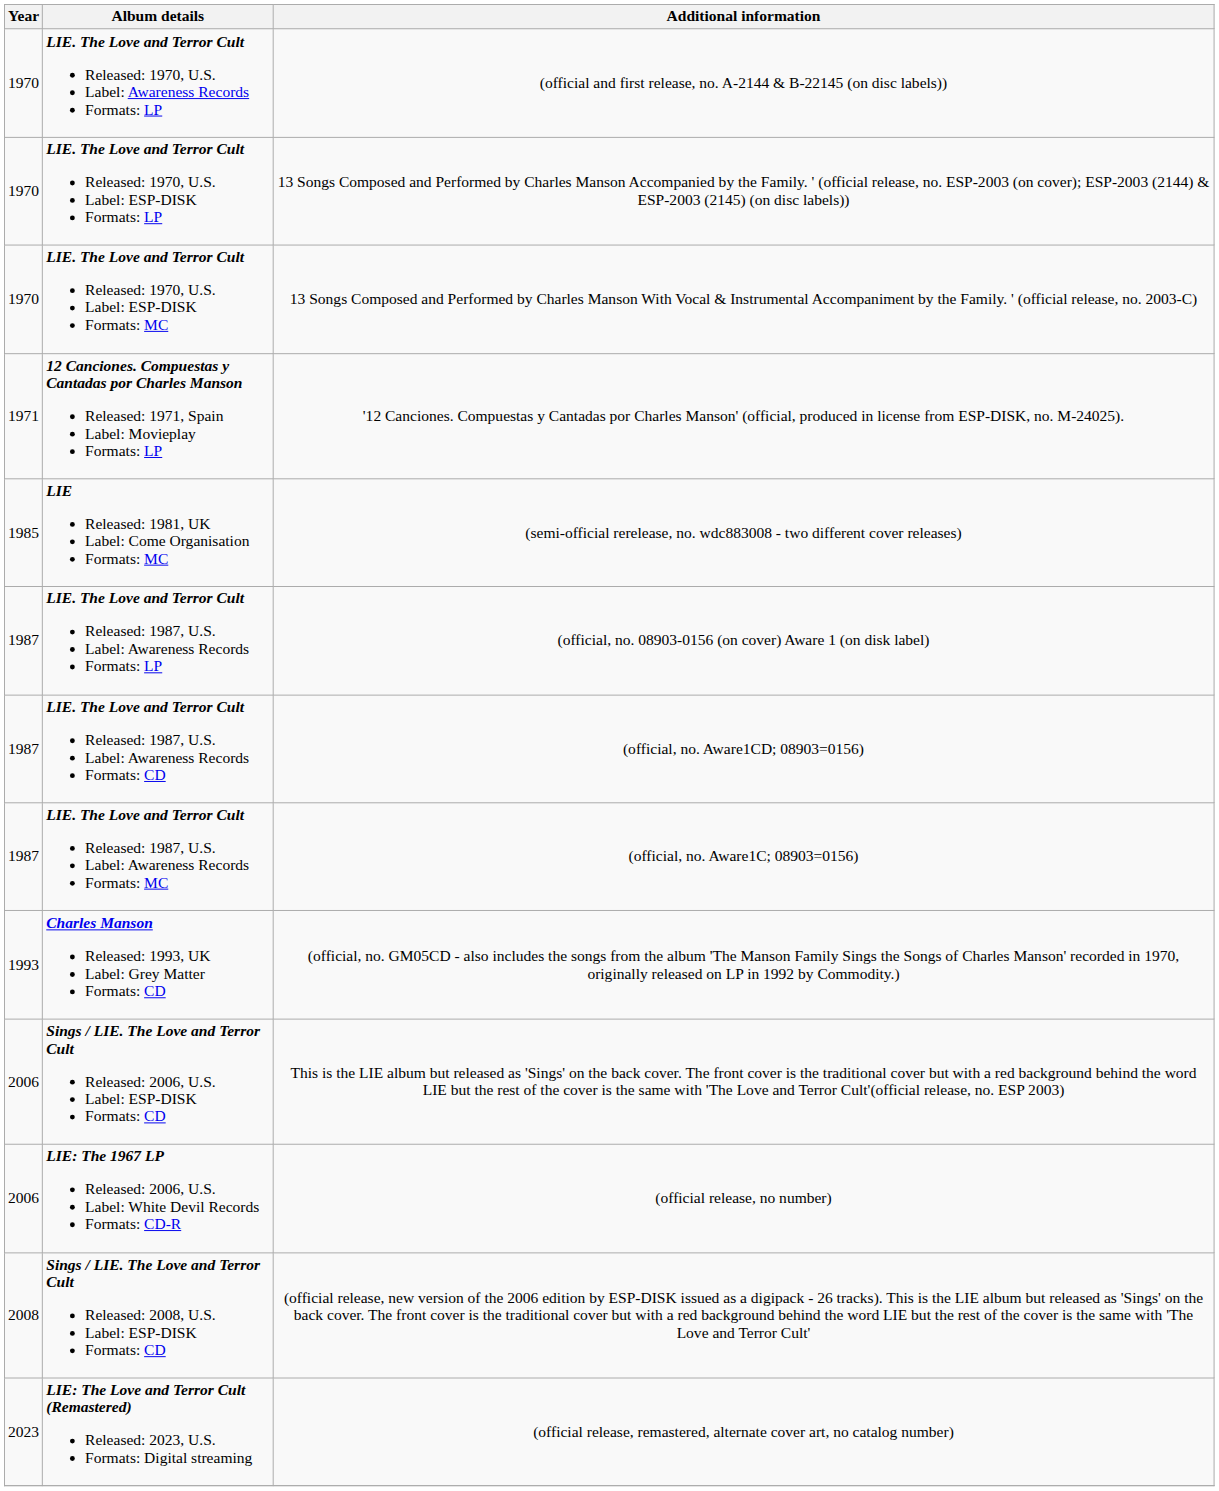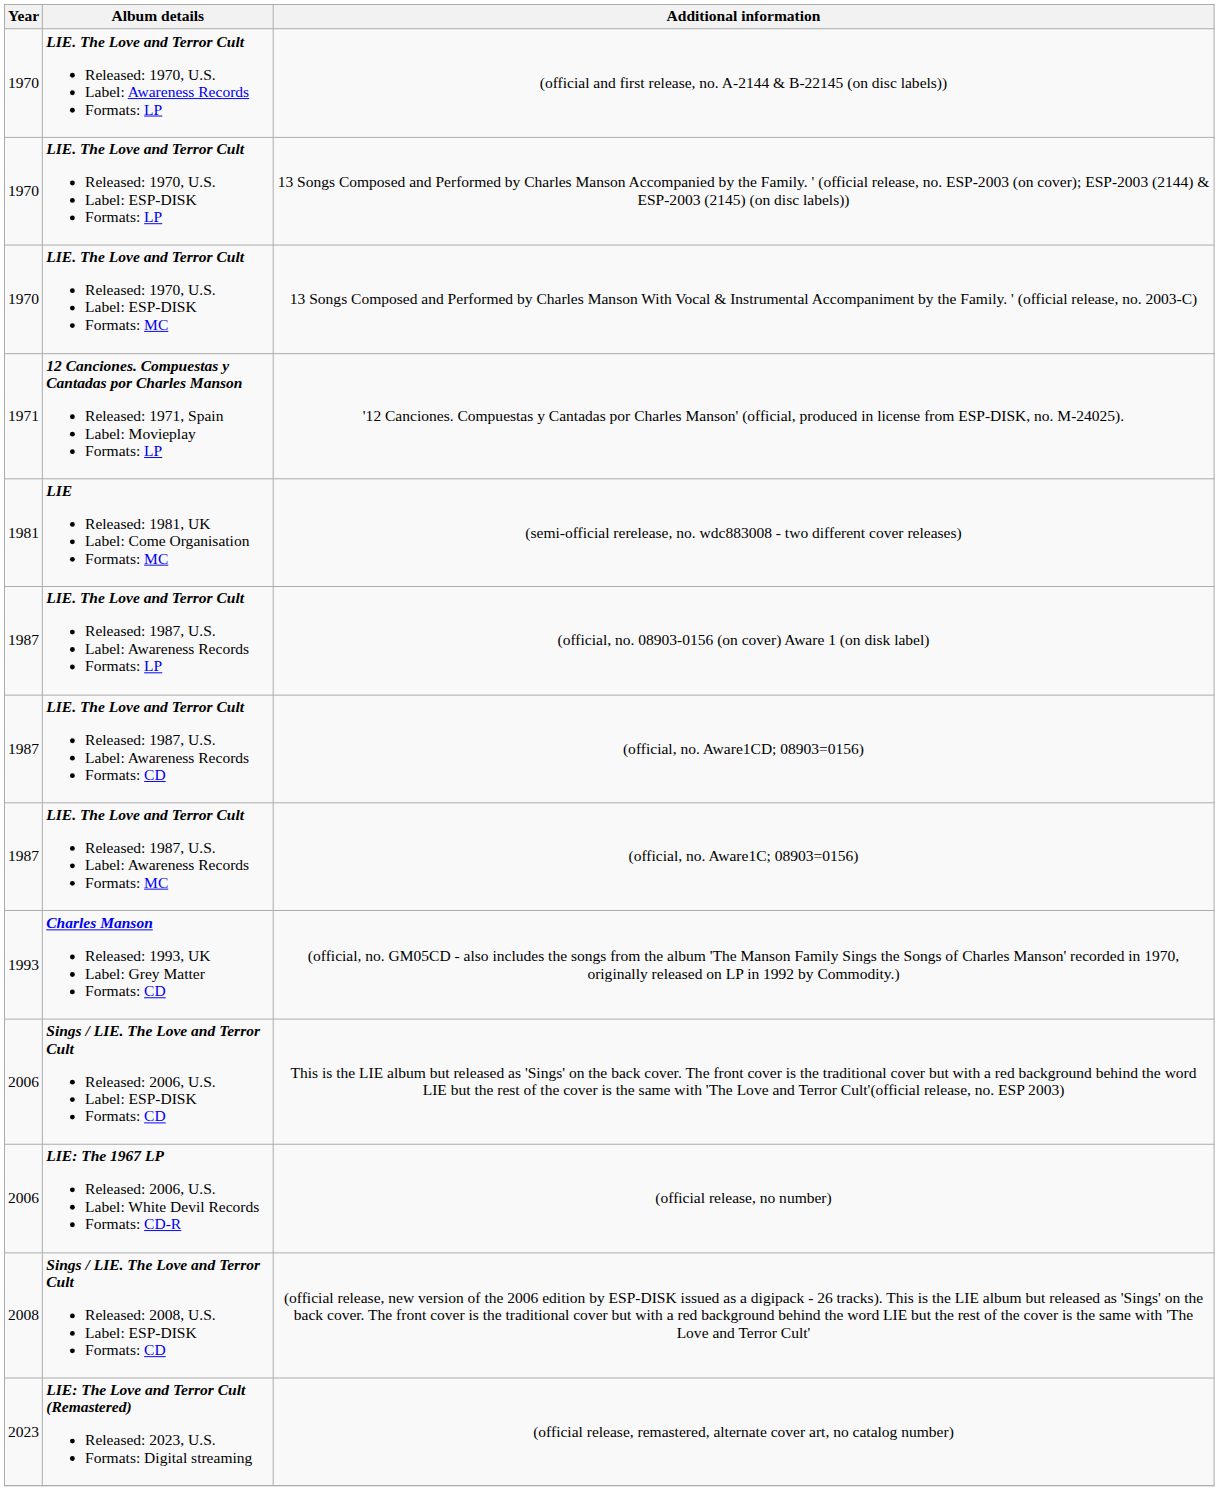(24, 532) 1985 -> (24, 532) 1981
